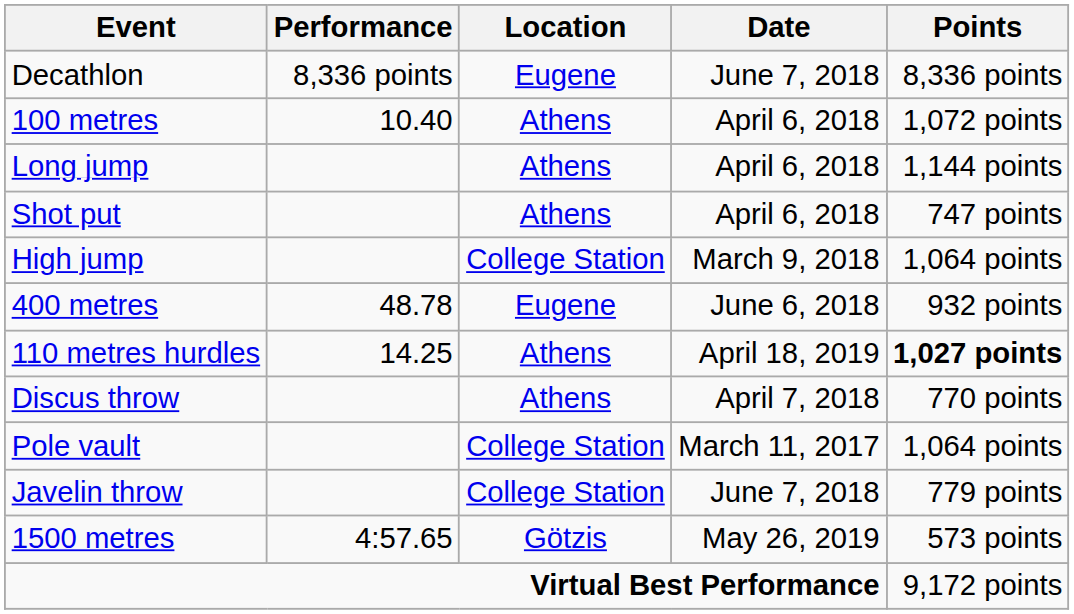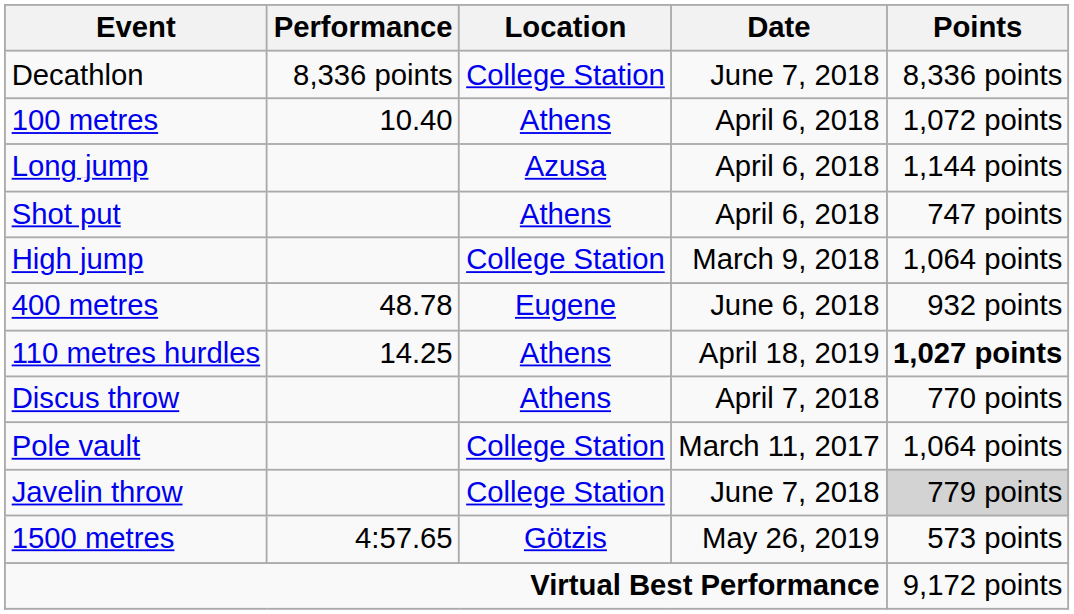(565, 74) Eugene -> (565, 74) College Station
(565, 167) Athens -> (565, 167) Azusa
(995, 492) no background -> (995, 492) lightgrey background
